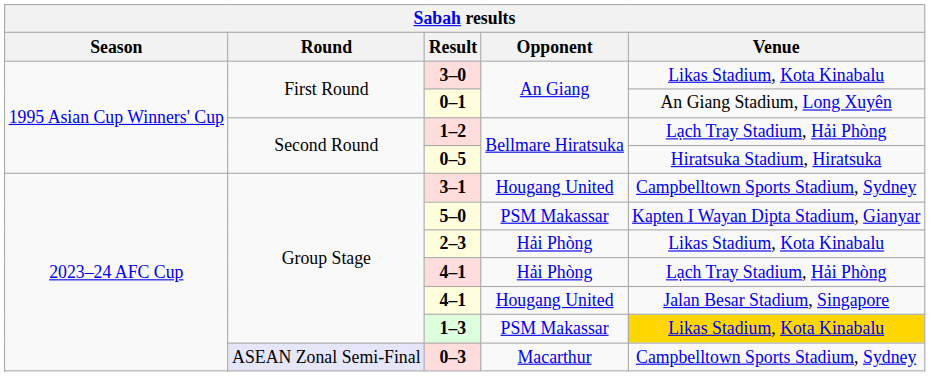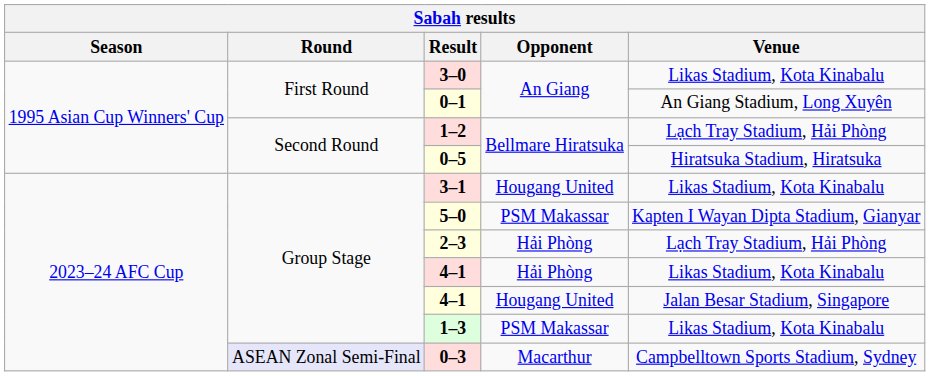(776, 187) Campbelltown Sports Stadium, Sydney -> (776, 187) Likas Stadium, Kota Kinabalu
(776, 243) Likas Stadium, Kota Kinabalu -> (776, 243) Lạch Tray Stadium, Hải Phòng
(776, 272) Lạch Tray Stadium, Hải Phòng -> (776, 272) Likas Stadium, Kota Kinabalu
(776, 328) gold background -> (776, 328) no background
